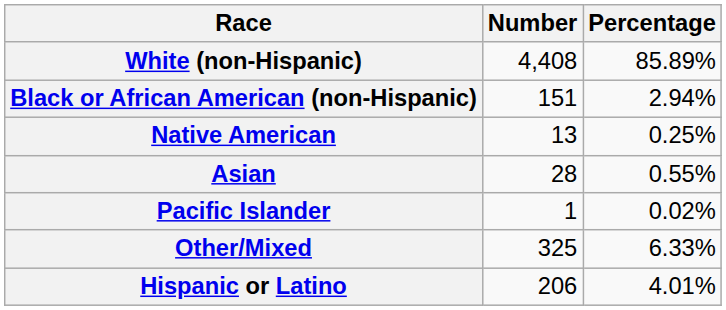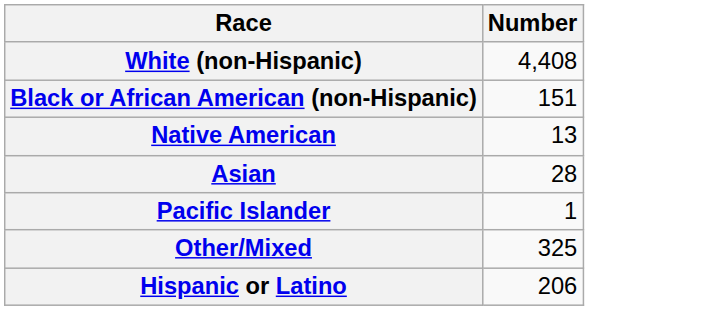- column: (652, 23)
